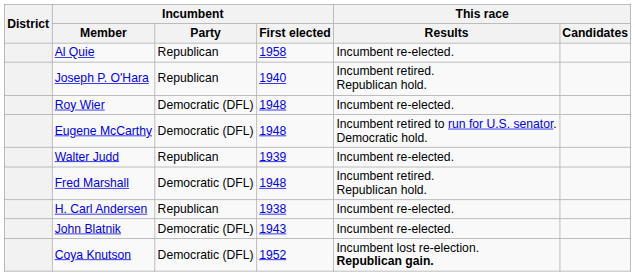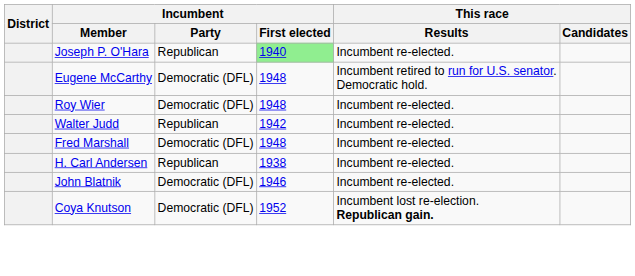- row: (75, 52)
(273, 78) no background -> (273, 52) lightgreen background
(385, 78) Incumbent retired. Republican hold. -> (395, 52) Incumbent re-elected.
rows swapped: (80, 104) <-> (103, 131)
(273, 157) 1939 -> (273, 124) 1942
(385, 183) Incumbent retired. Republican hold. -> (395, 143) Incumbent re-elected.
(273, 228) 1943 -> (273, 182) 1946
